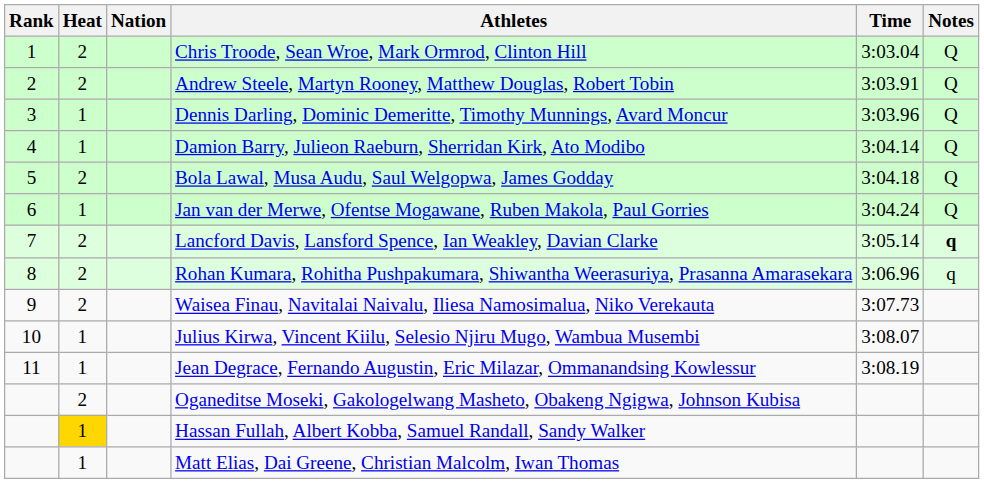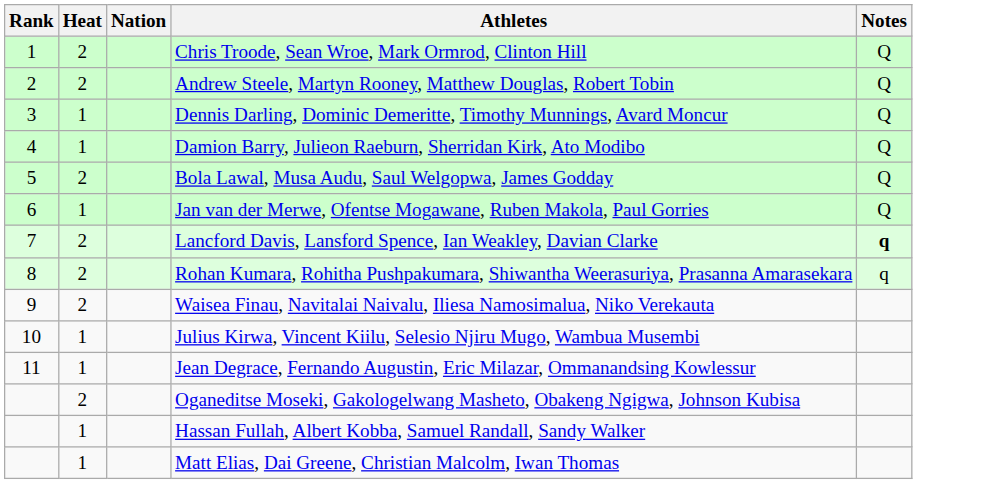- column: (890, 20)
(82, 431) gold background -> (82, 431) no background
